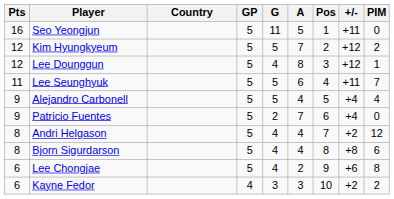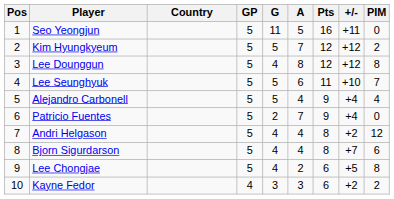columns swapped: (326, 13) <-> (17, 13)
(377, 64) 1 -> (377, 64) 8
(351, 82) +11 -> (351, 82) +10
(351, 151) +8 -> (351, 151) +7
(351, 168) +6 -> (351, 168) +5
